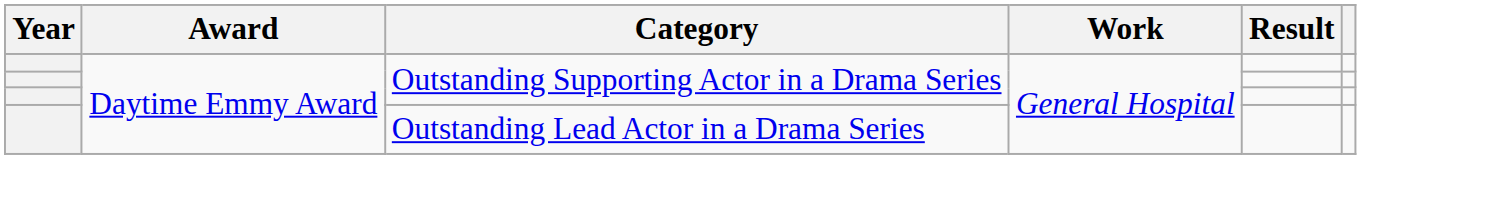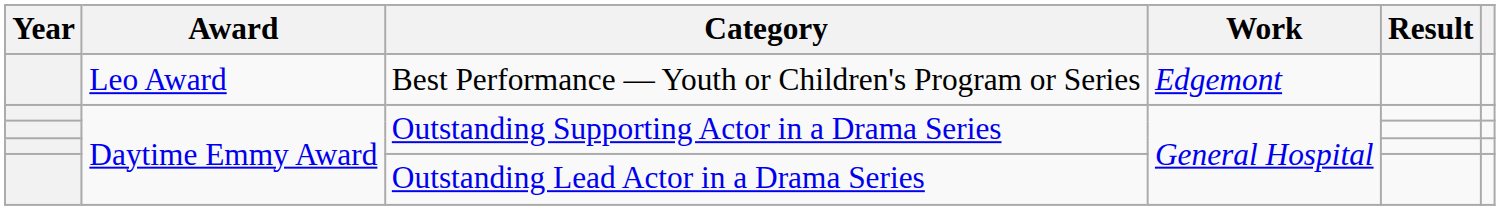+ row: (158, 79)
